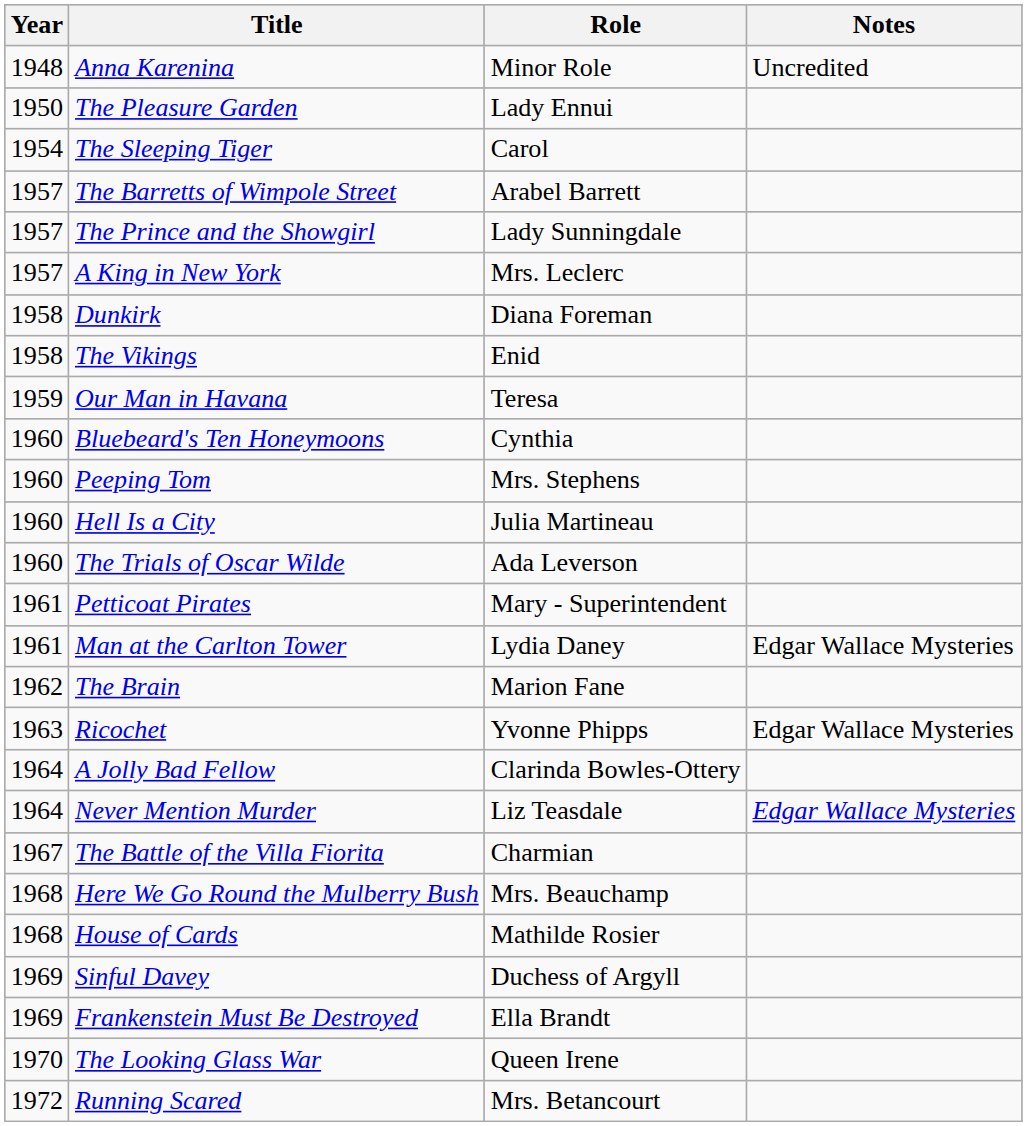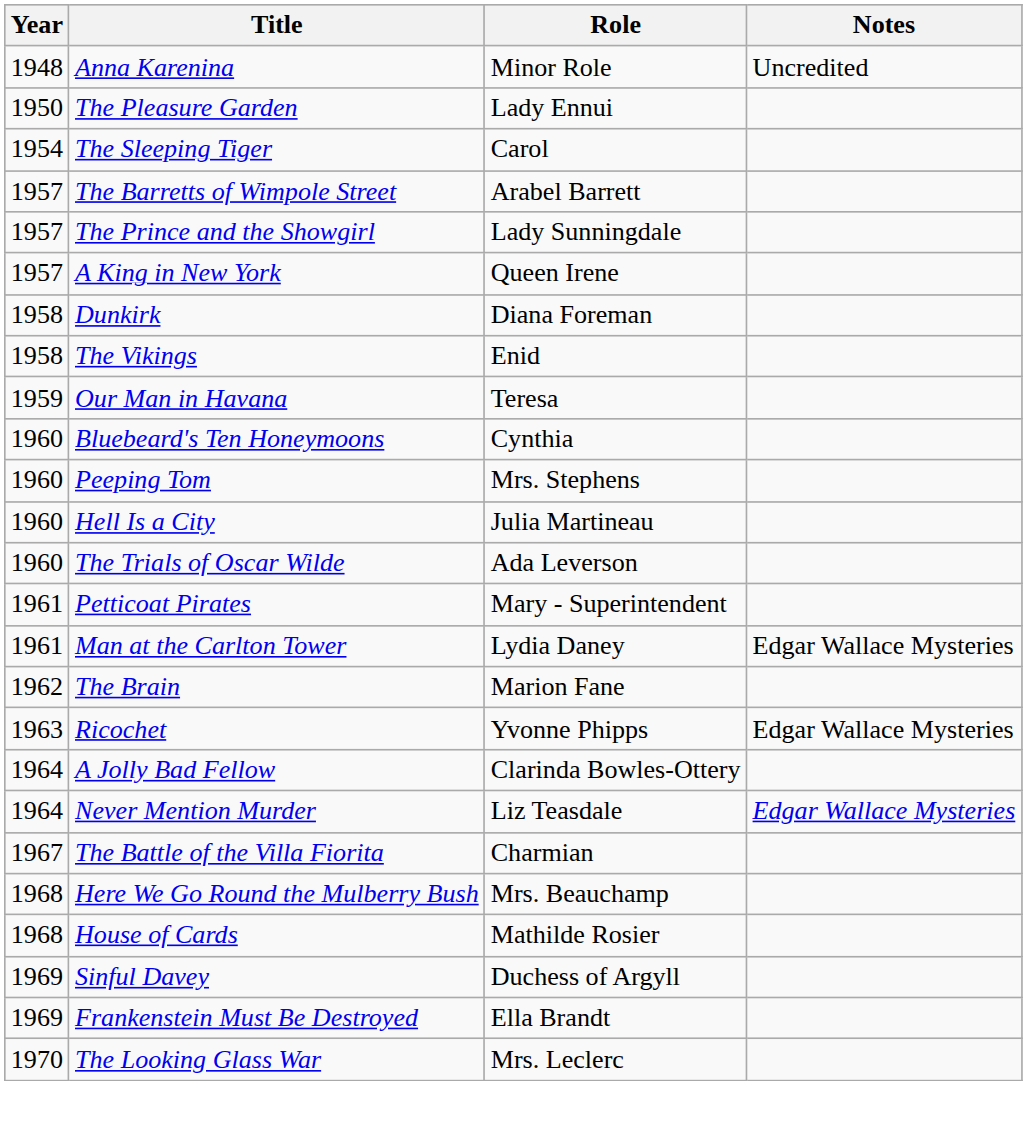(557, 273) Mrs. Leclerc -> (555, 273) Queen Irene
(555, 1059) Queen Irene -> (557, 1059) Mrs. Leclerc
- row: (158, 1100)
